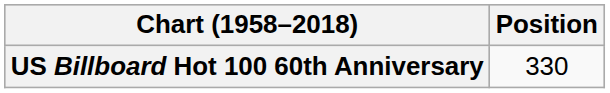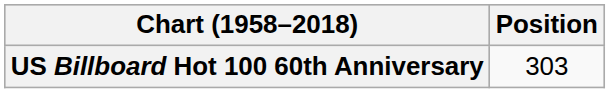(547, 66) 330 -> (547, 66) 303
